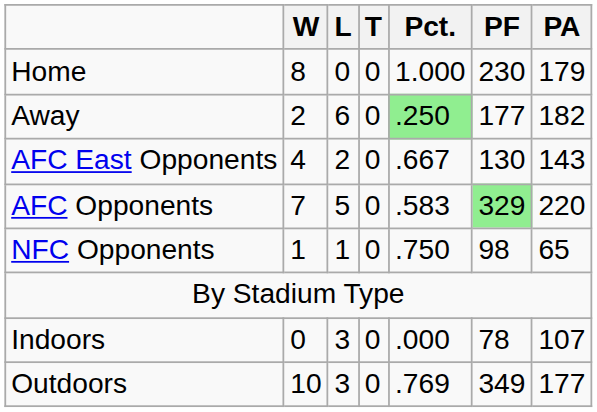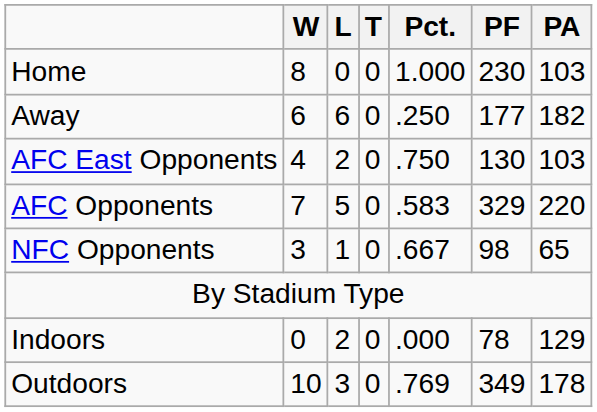(562, 71) 179 -> (562, 71) 103
(298, 116) 2 -> (298, 116) 6
(422, 116) lightgreen background -> (422, 116) no background
(422, 160) .667 -> (422, 160) .750
(562, 160) 143 -> (562, 160) 103
(502, 205) lightgreen background -> (502, 205) no background
(298, 250) 1 -> (298, 250) 3
(422, 250) .750 -> (422, 250) .667
(342, 339) 3 -> (342, 339) 2
(562, 339) 107 -> (562, 339) 129
(562, 384) 177 -> (562, 384) 178
